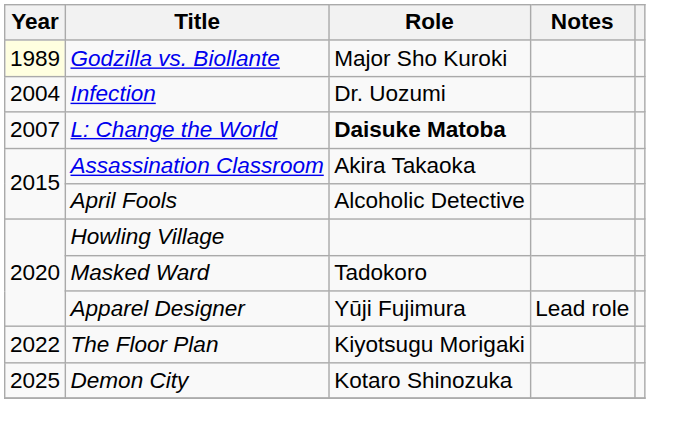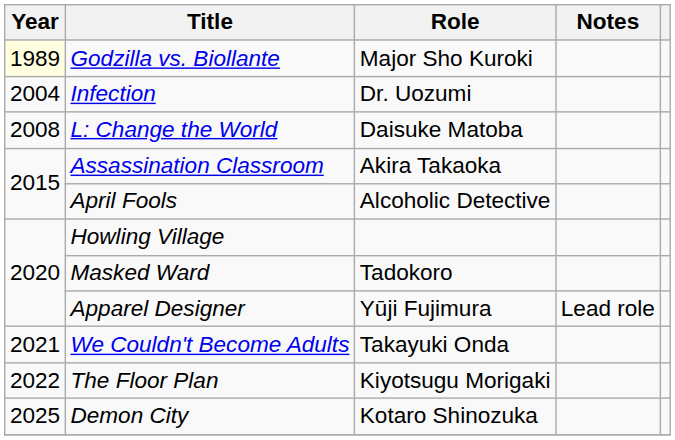(35, 129) 2007 -> (35, 129) 2008
(420, 129) bold -> (441, 129) normal
+ row: (210, 344)
